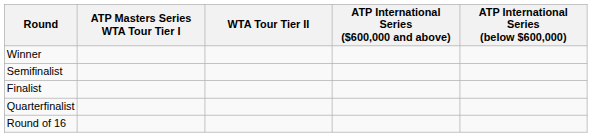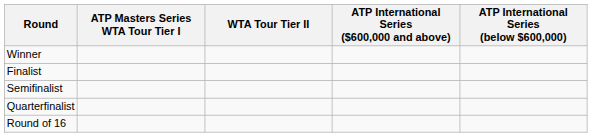rows swapped: (24, 89) <-> (35, 72)
